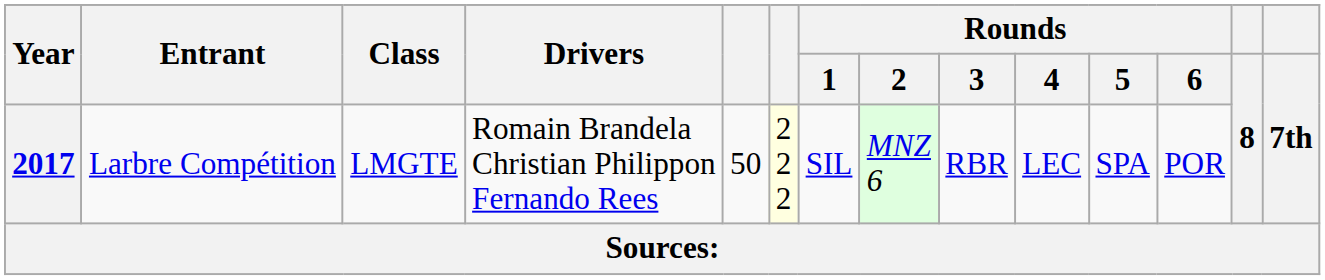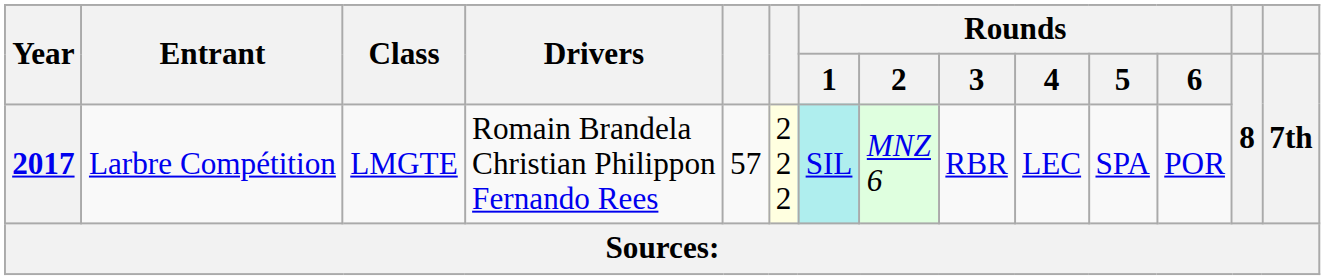(746, 163) 50 -> (746, 163) 57
(829, 163) no background -> (829, 163) paleturquoise background
